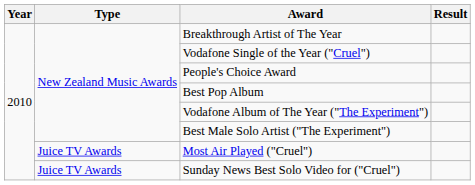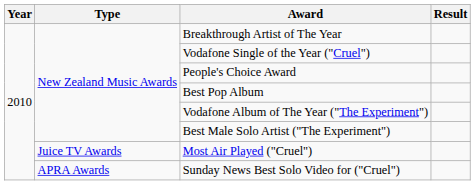(80, 170) Juice TV Awards -> (73, 170) APRA Awards
